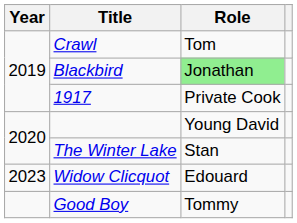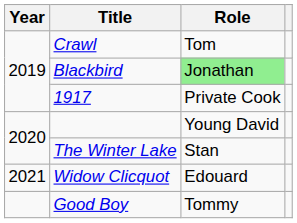(27, 177) 2023 -> (27, 177) 2021
